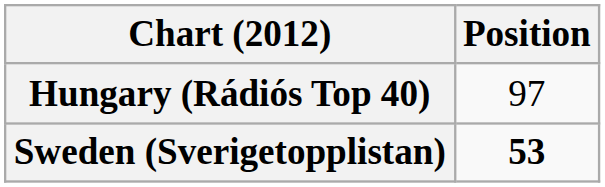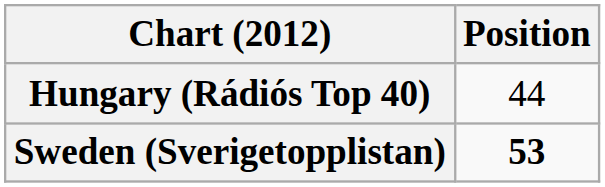(527, 92) 97 -> (527, 92) 44
